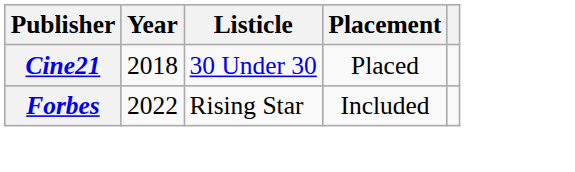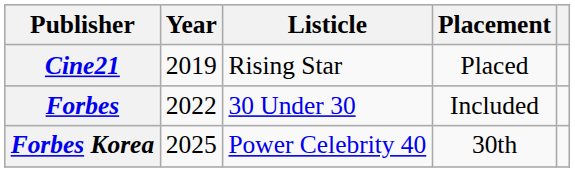(152, 65) 2018 -> (191, 65) 2019
(253, 65) 30 Under 30 -> (285, 65) Rising Star
(246, 105) Rising Star -> (292, 105) 30 Under 30
+ row: (82, 145)
